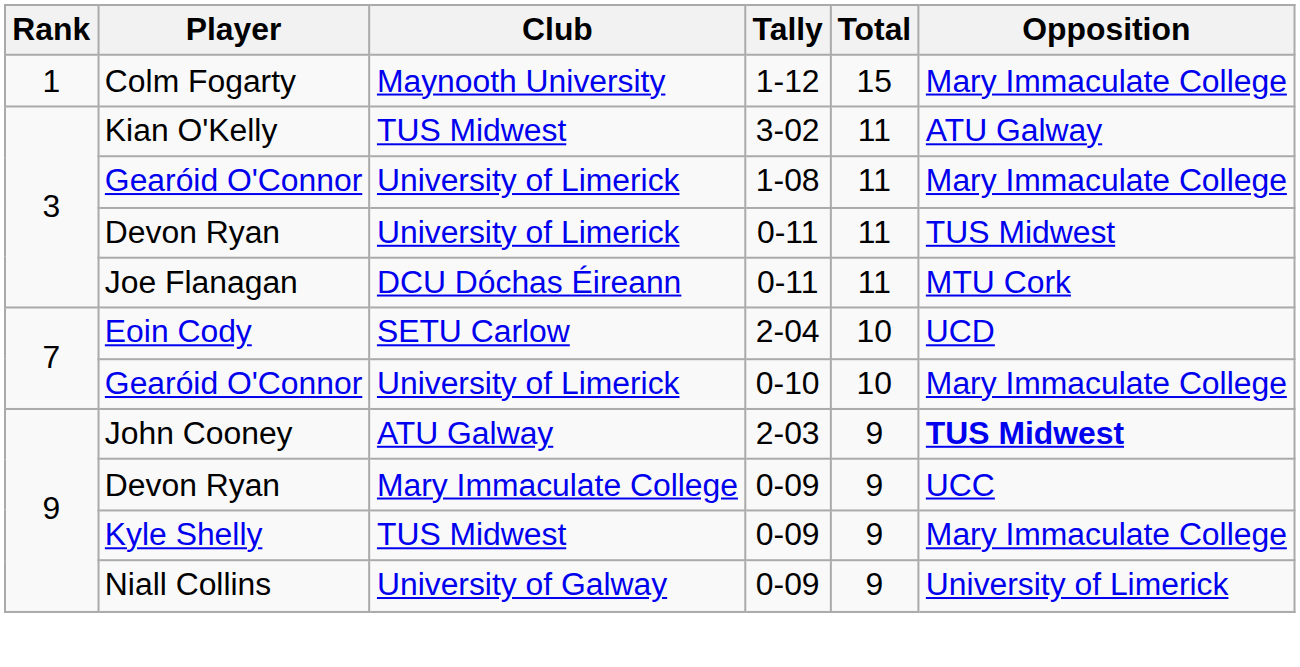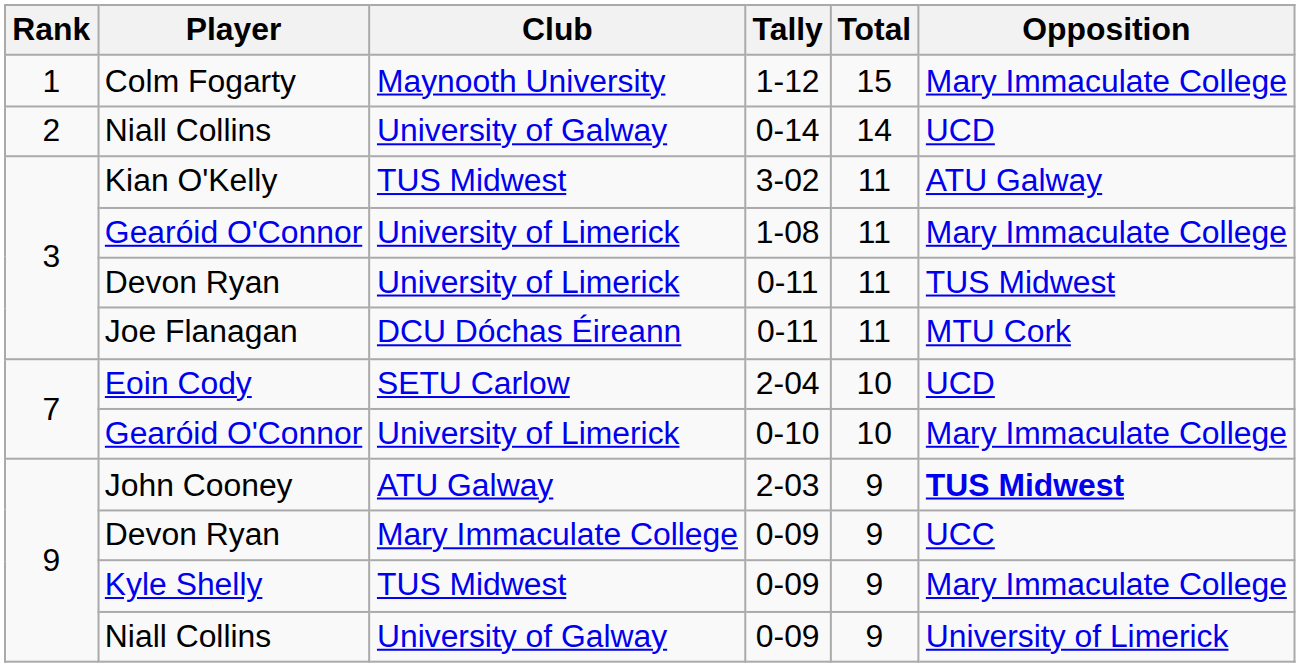+ row: (188, 130)
